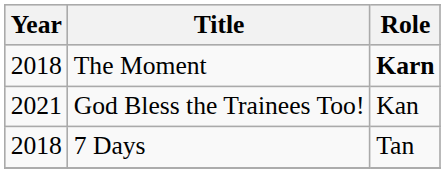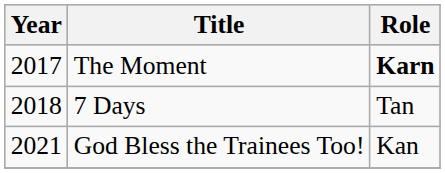(36, 65) 2018 -> (36, 65) 2017
rows swapped: (110, 146) <-> (219, 106)
